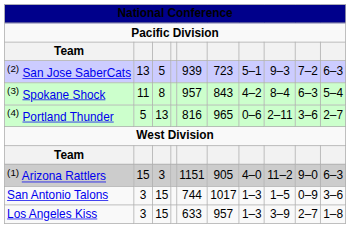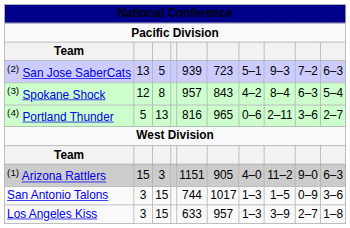(143, 93) 11 -> (143, 93) 12
